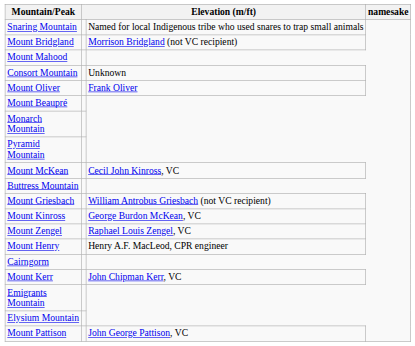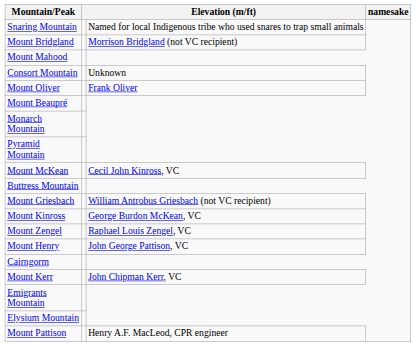(158, 246) Henry A.F. MacLeod, CPR engineer -> (138, 246) John George Pattison, VC
(138, 333) John George Pattison, VC -> (158, 333) Henry A.F. MacLeod, CPR engineer
